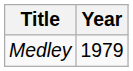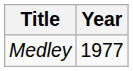(102, 50) 1979 -> (102, 50) 1977
